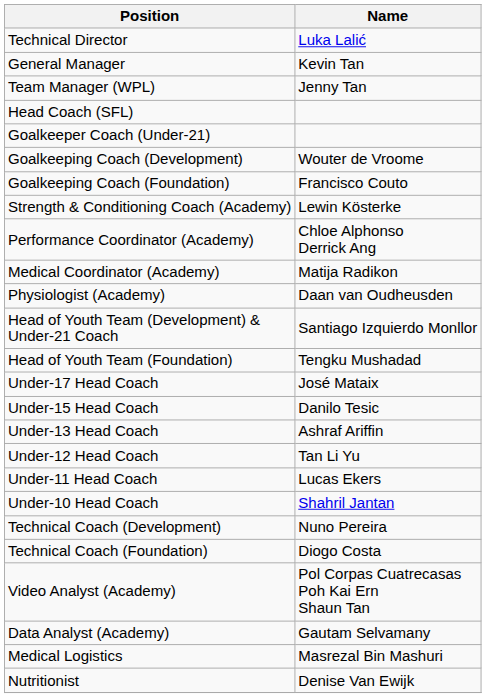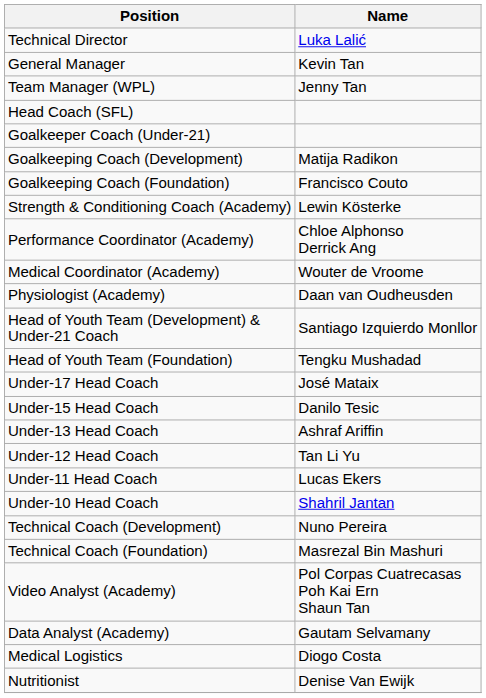(361, 159) Wouter de Vroome -> (348, 159) Matija Radikon
(348, 271) Matija Radikon -> (361, 271) Wouter de Vroome
(340, 551) Diogo Costa -> (371, 551) Masrezal Bin Mashuri
(371, 656) Masrezal Bin Mashuri -> (340, 656) Diogo Costa
